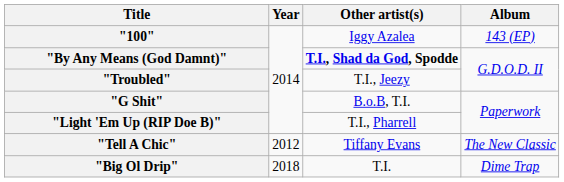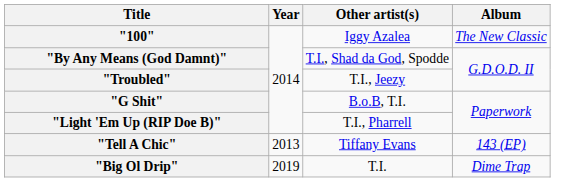(510, 36) 143 (EP) -> (501, 36) The New Classic
(382, 58) bold -> (377, 58) normal
(286, 144) 2012 -> (286, 144) 2013
(510, 144) The New Classic -> (501, 144) 143 (EP)
(286, 166) 2018 -> (286, 166) 2019
